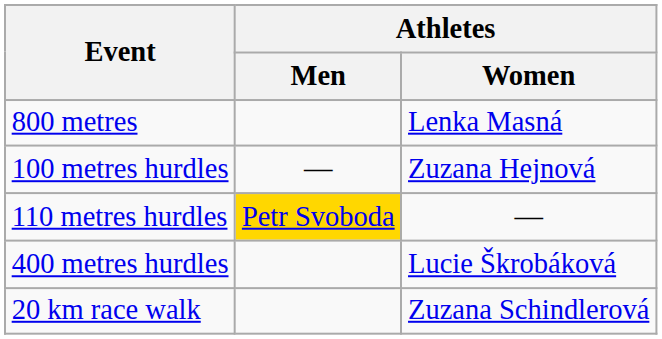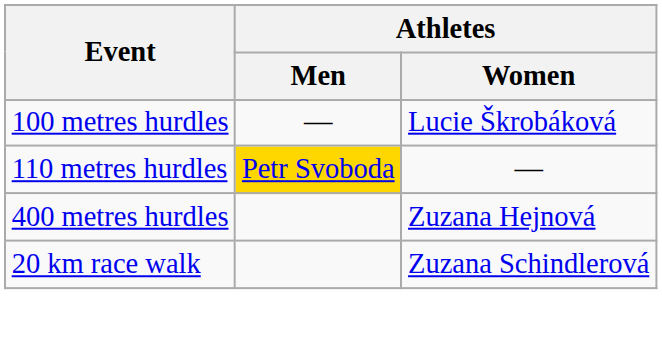- row: (75, 122)
(502, 169) Zuzana Hejnová -> (512, 122) Lucie Škrobáková
(512, 263) Lucie Škrobáková -> (502, 216) Zuzana Hejnová
